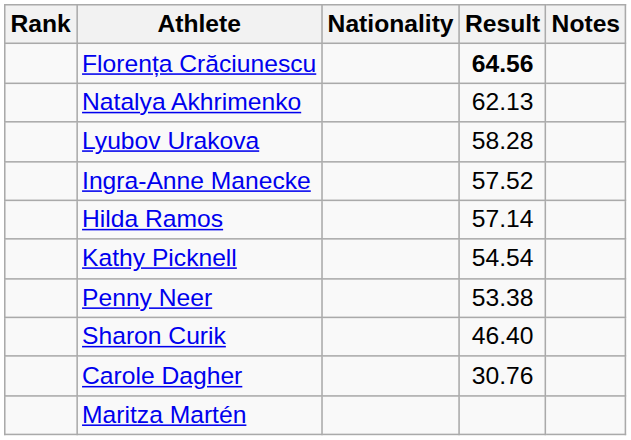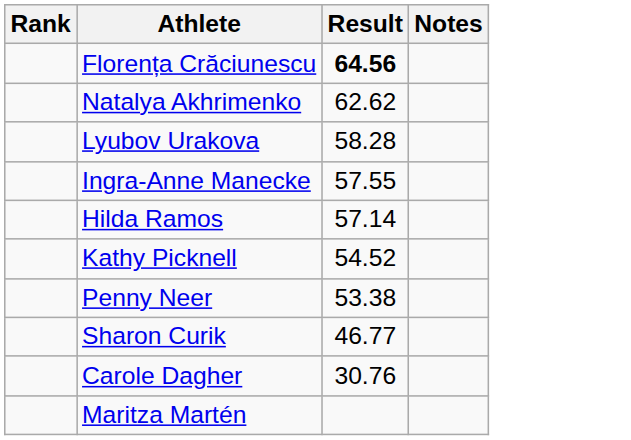- column: (391, 24)
(503, 102) 62.13 -> (365, 102) 62.62
(503, 180) 57.52 -> (365, 180) 57.55
(503, 258) 54.54 -> (365, 258) 54.52
(503, 336) 46.40 -> (365, 336) 46.77
